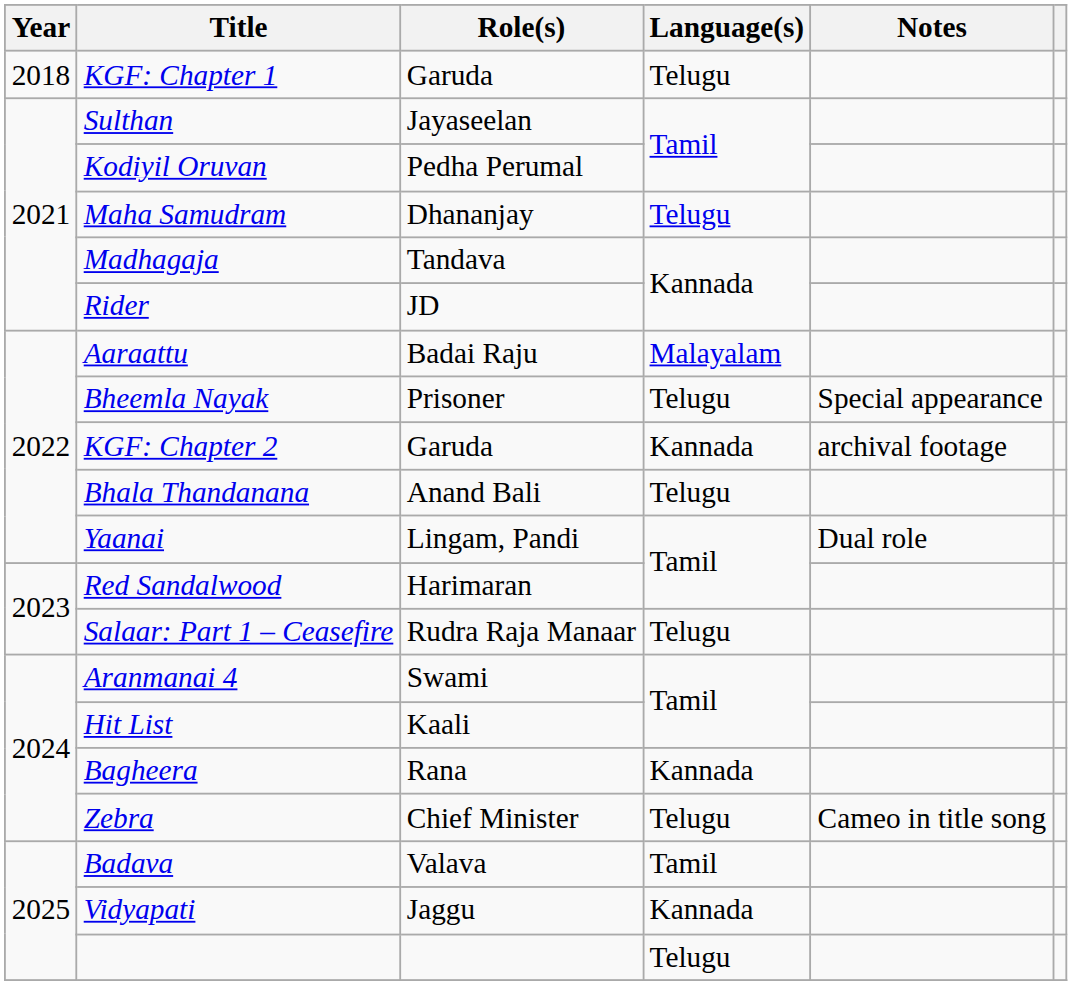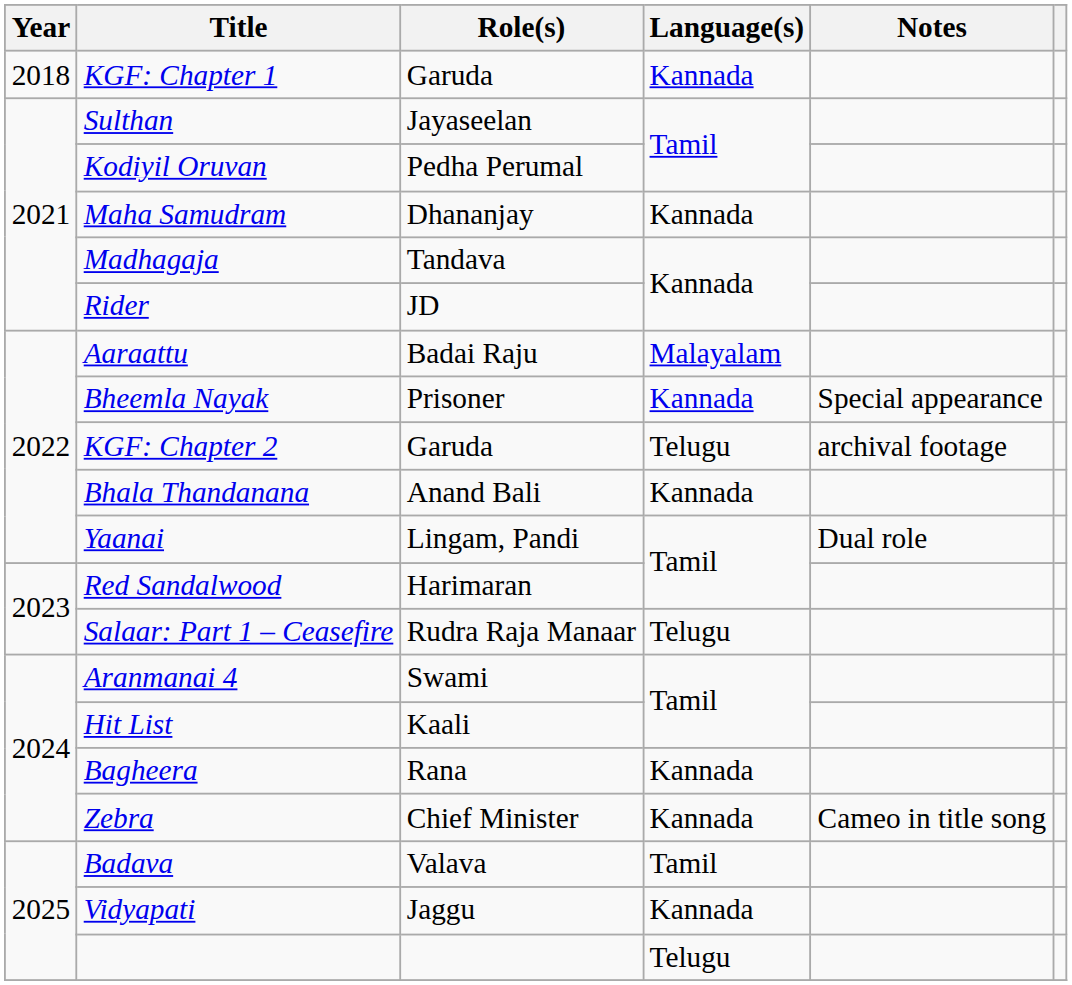(690, 74) Telugu -> (702, 74) Kannada
(690, 213) Telugu -> (702, 213) Kannada
(690, 399) Telugu -> (702, 399) Kannada
(702, 445) Kannada -> (690, 445) Telugu
(690, 492) Telugu -> (702, 492) Kannada
(690, 817) Telugu -> (702, 817) Kannada
